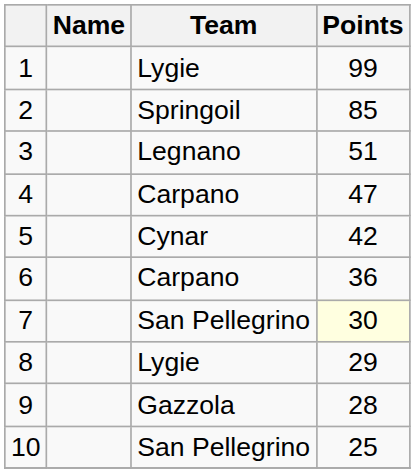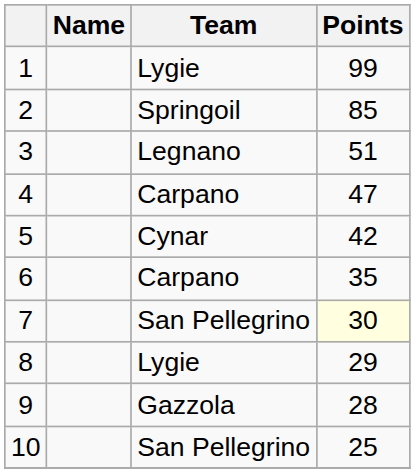(363, 278) 36 -> (363, 278) 35
